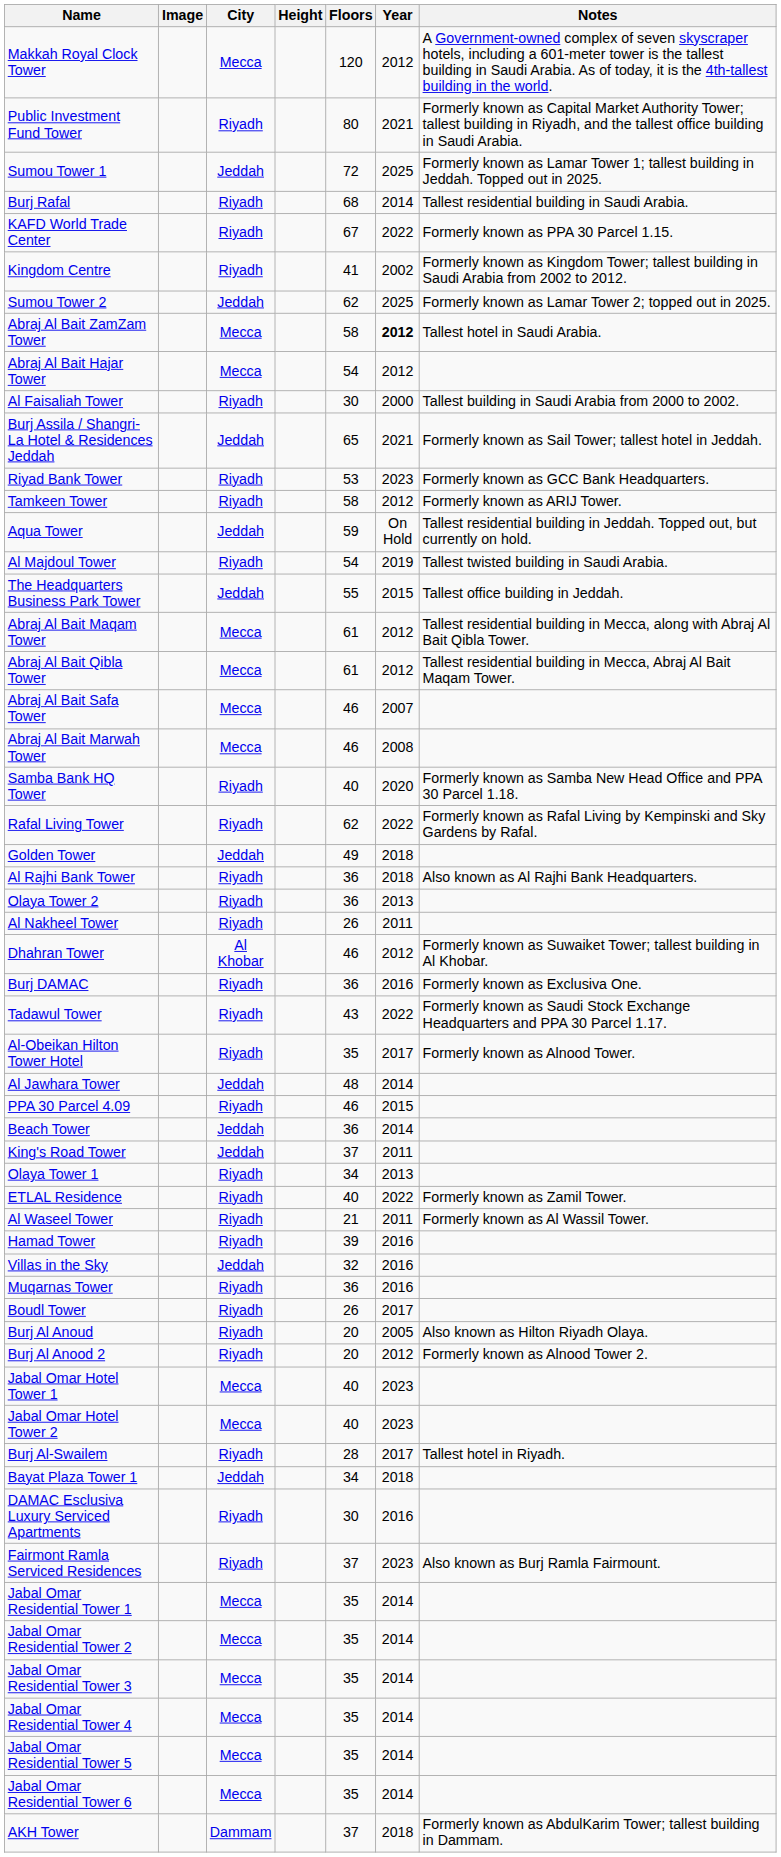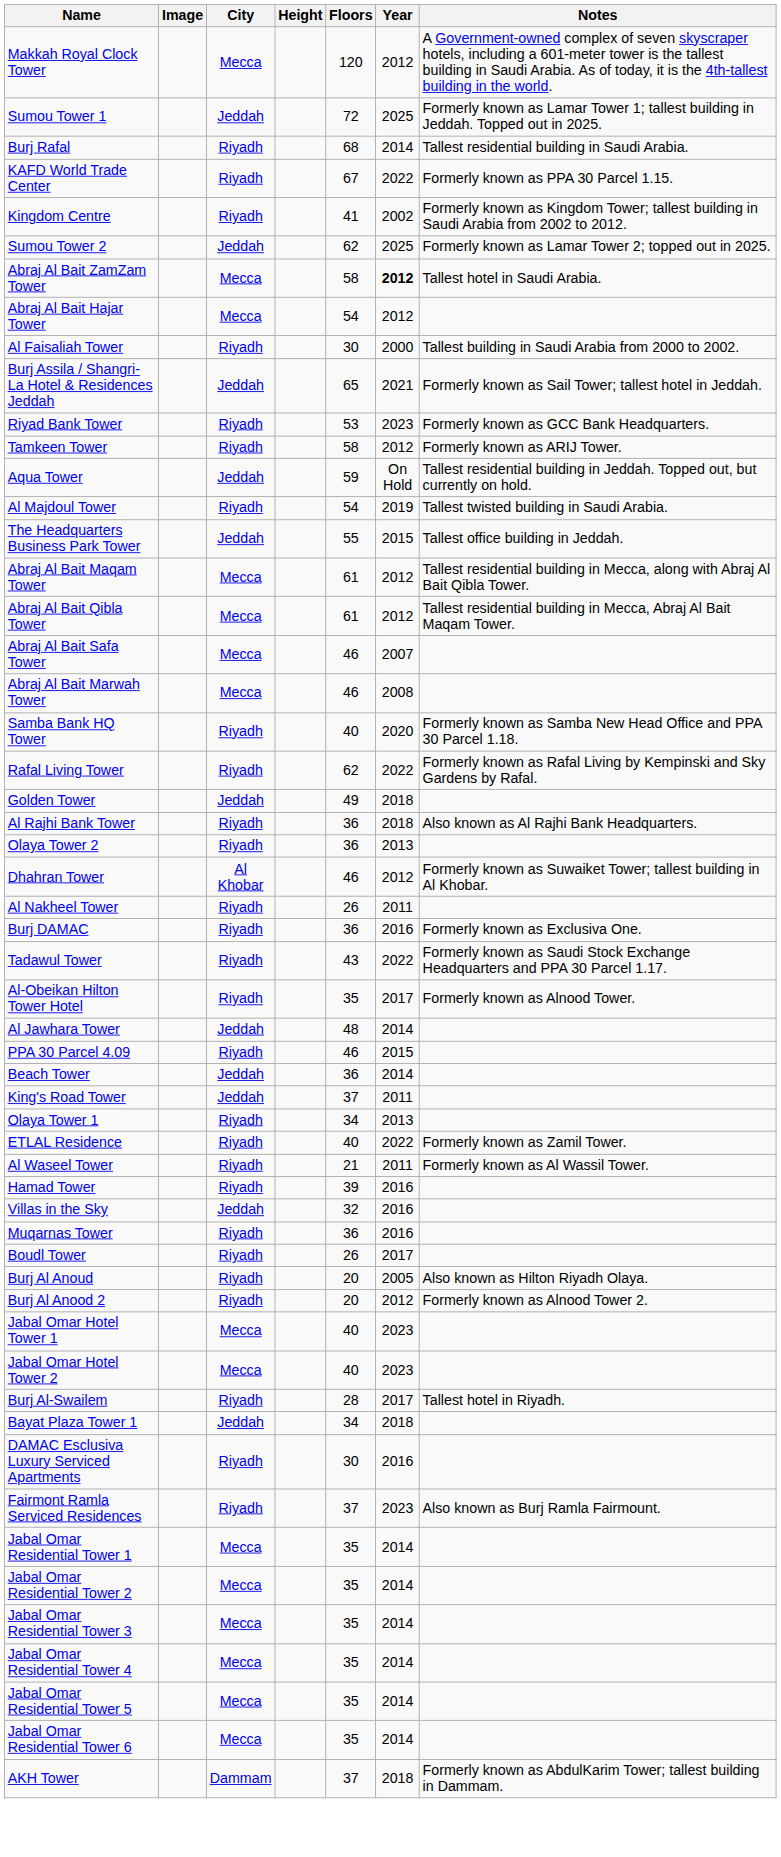- row: (64, 125)
rows swapped: (56, 953) <-> (63, 923)
